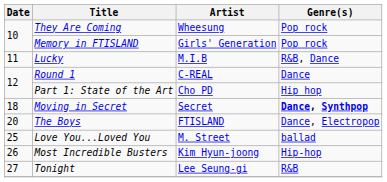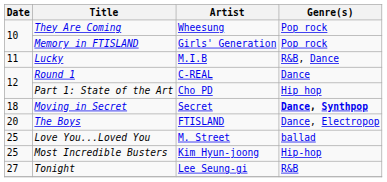(12, 153) 26 -> (12, 153) 25
